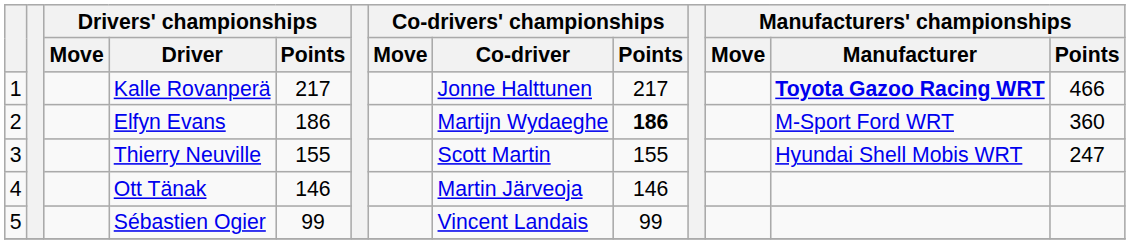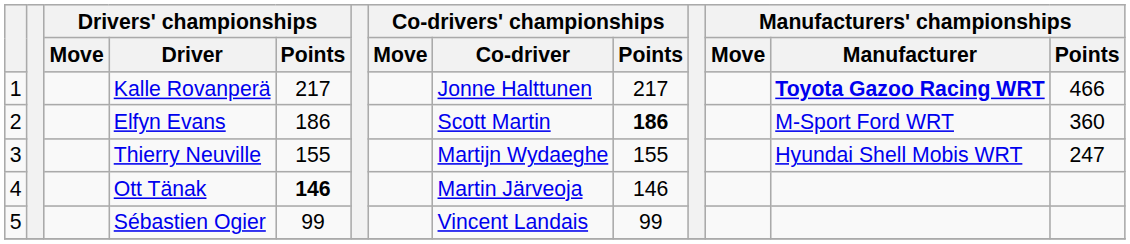(523, 121) Martijn Wydaeghe -> (494, 121) Scott Martin
(494, 155) Scott Martin -> (523, 155) Martijn Wydaeghe
(313, 188) normal -> (313, 188) bold
